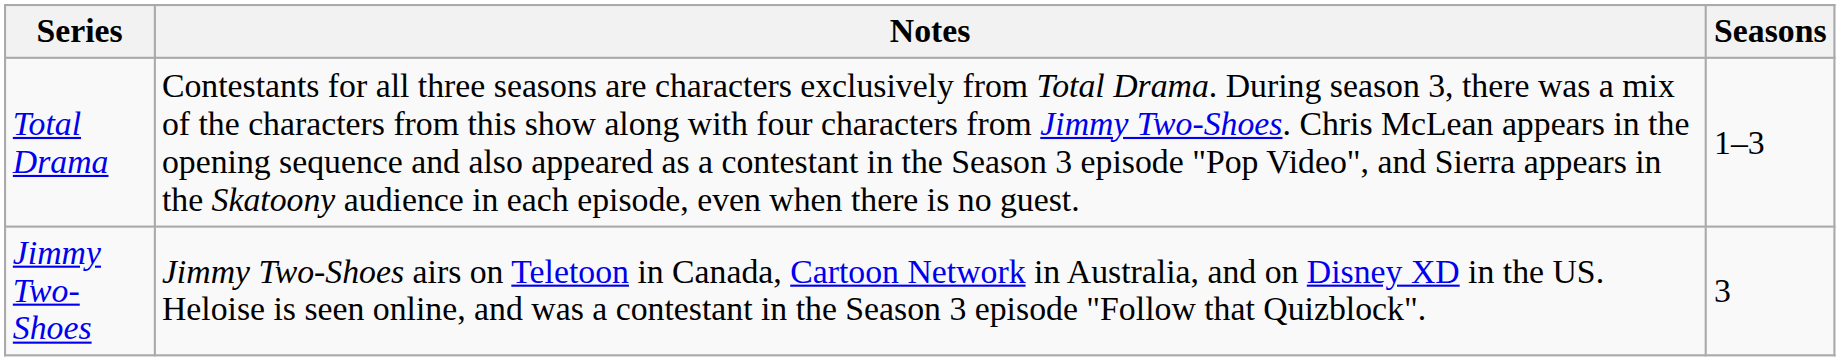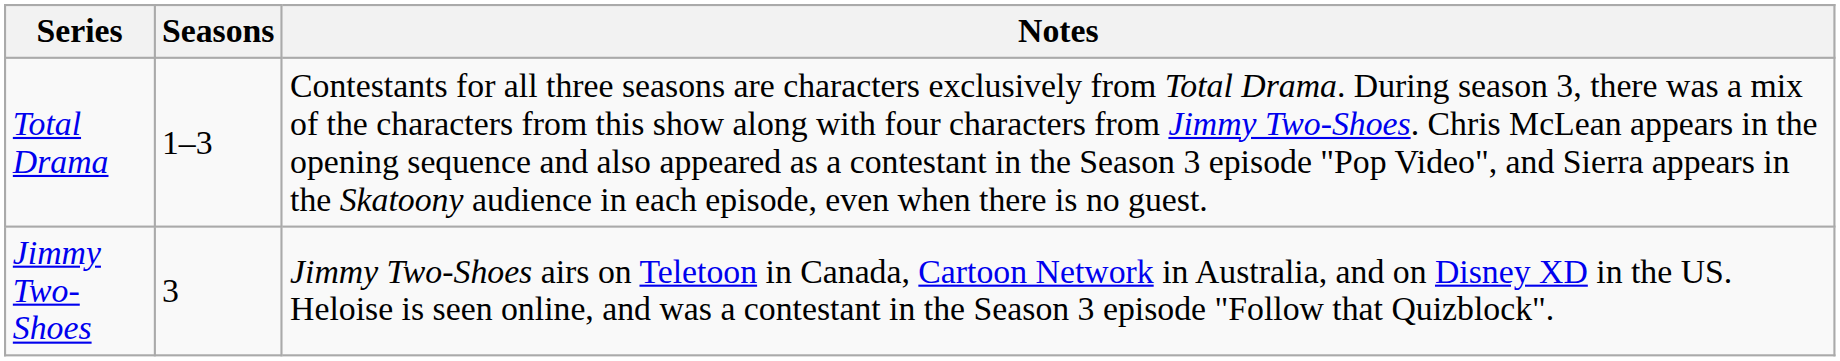columns swapped: (1770, 31) <-> (930, 31)
